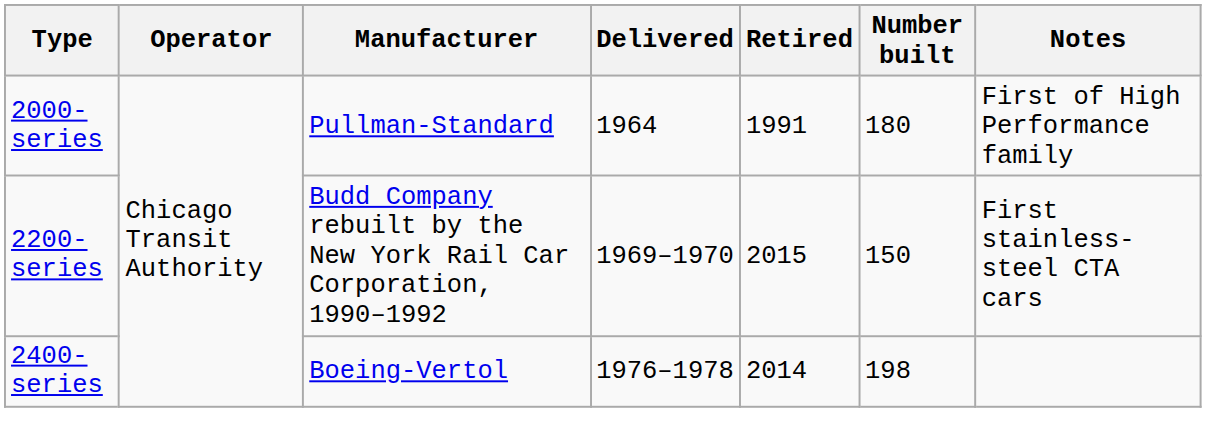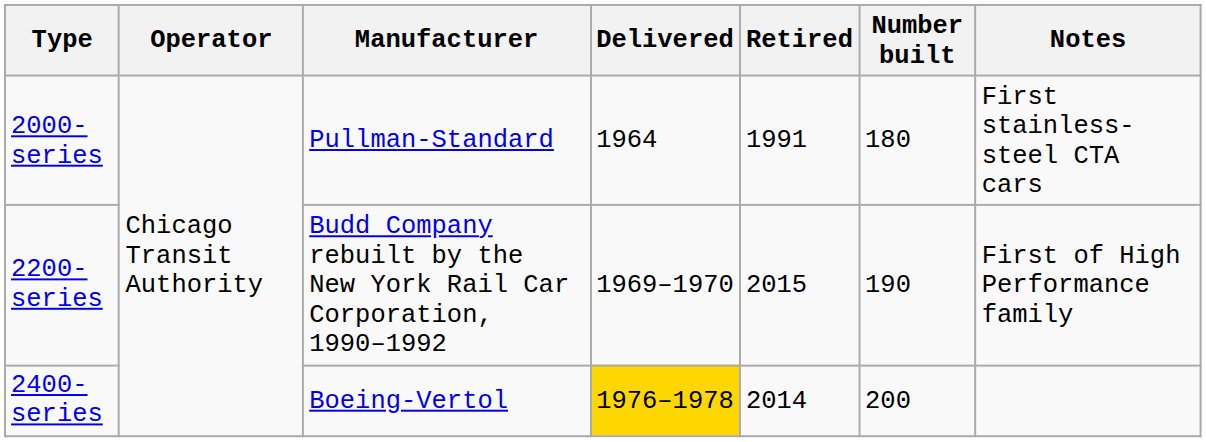(1081, 126) First of High Performance family -> (1058, 141) First stainless-steel CTA cars
(888, 256) 150 -> (888, 285) 190
(1058, 256) First stainless-steel CTA cars -> (1081, 285) First of High Performance family
(665, 371) no background -> (665, 400) gold background
(888, 371) 198 -> (888, 400) 200
